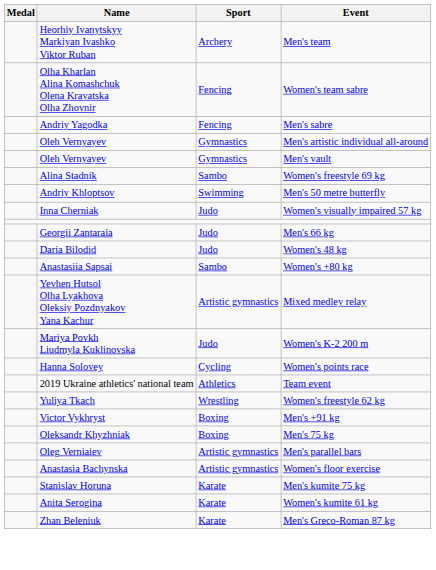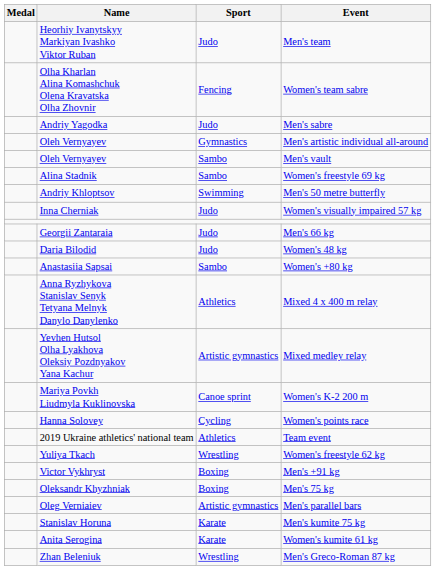(215, 42) Archery -> (208, 42) Judo
(215, 125) Fencing -> (208, 125) Judo
(223, 159) Gymnastics -> (213, 159) Sambo
+ row: (330, 302)
(208, 343) Judo -> (225, 397) Canoe sprint
- row: (332, 469)
(212, 520) Karate -> (218, 556) Wrestling
